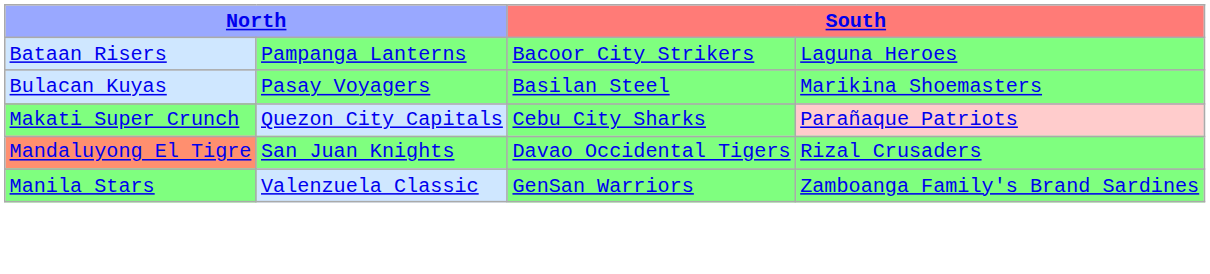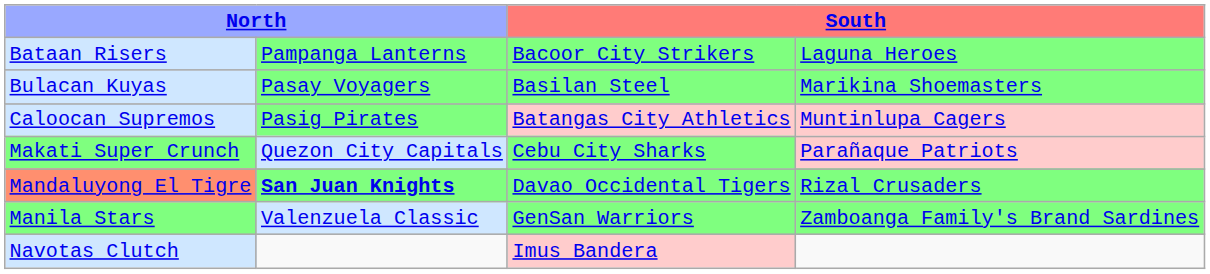+ row: (112, 120)
(358, 153) normal -> (358, 185) bold
+ row: (94, 251)
